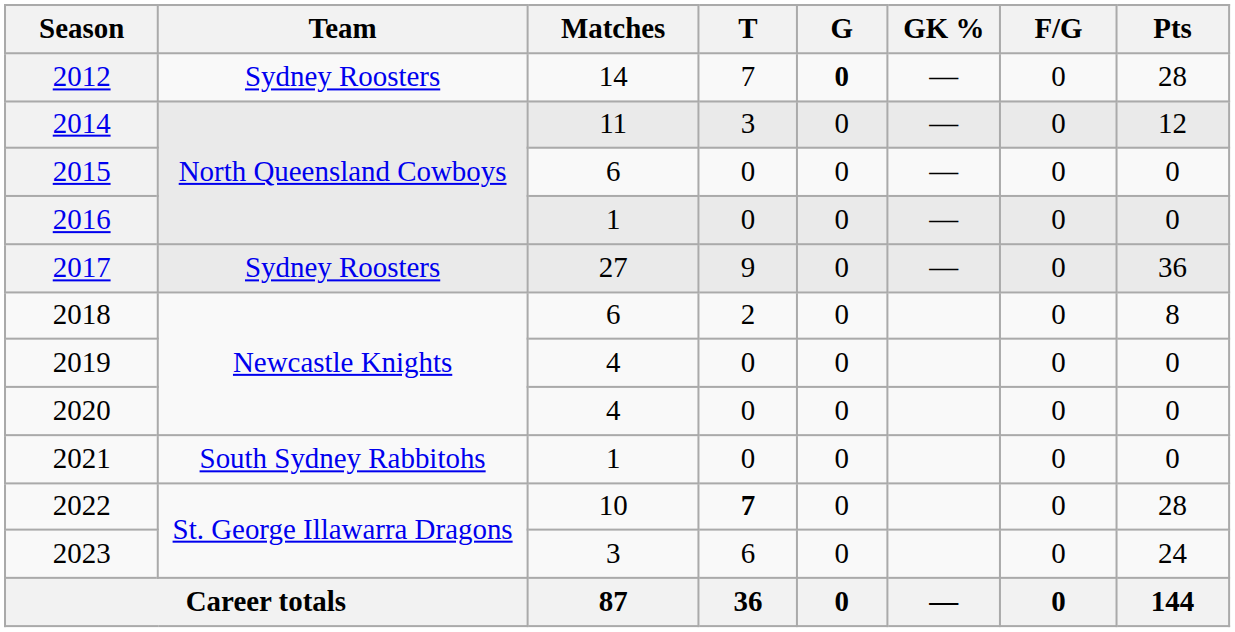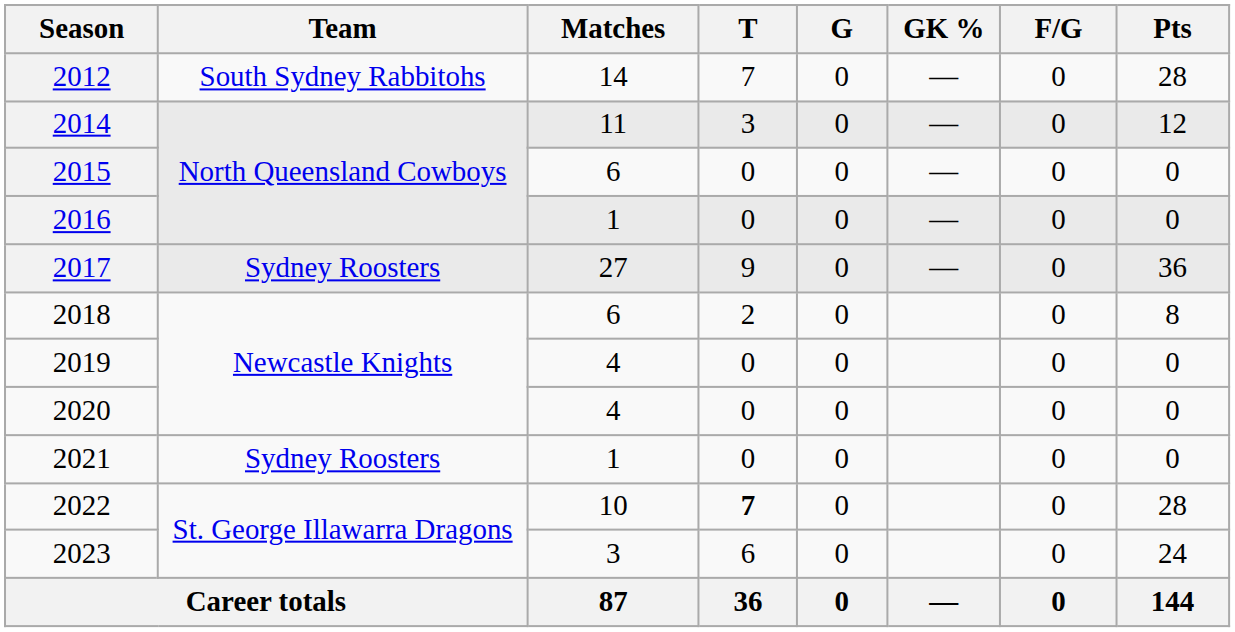(343, 76) Sydney Roosters -> (343, 76) South Sydney Rabbitohs
(842, 76) bold -> (842, 76) normal
(343, 458) South Sydney Rabbitohs -> (343, 458) Sydney Roosters
